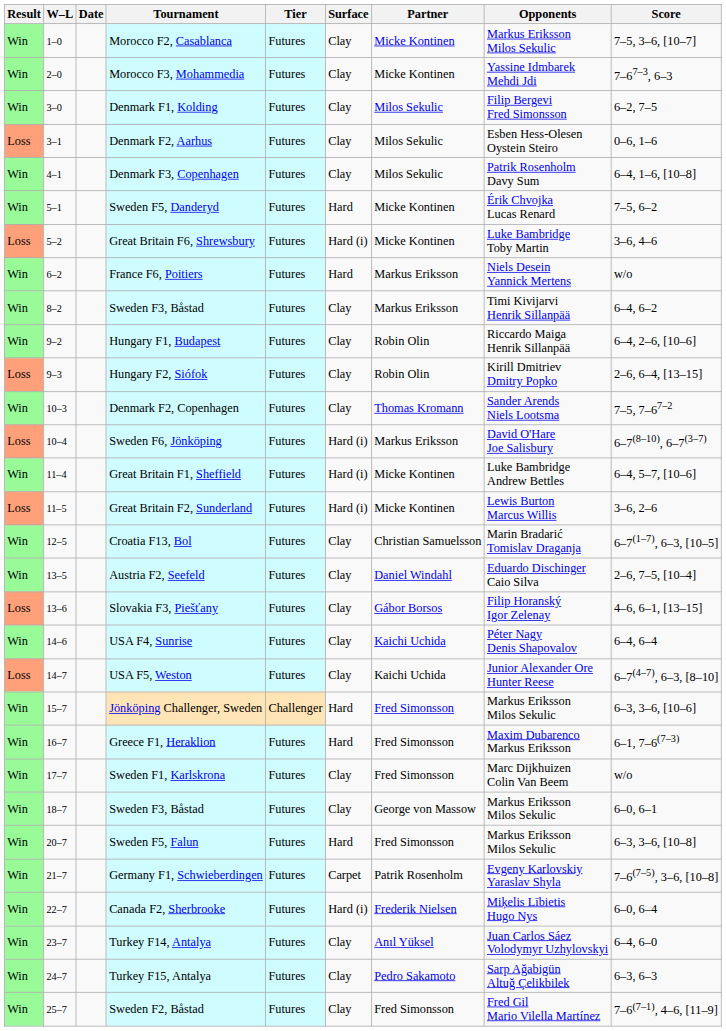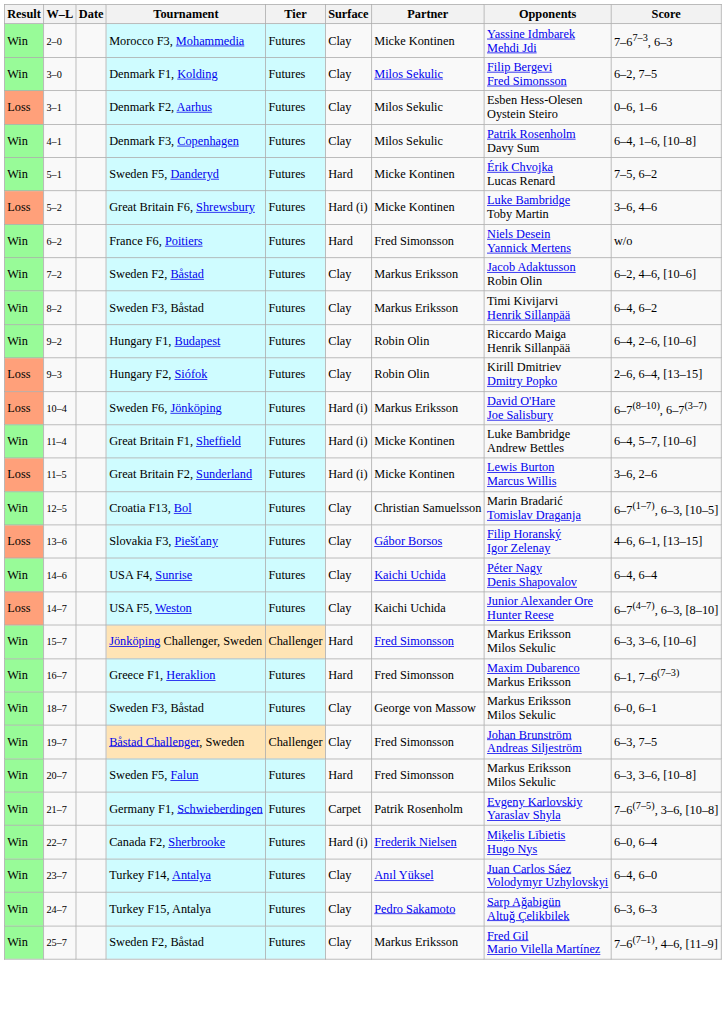- row: (54, 41)
(416, 274) Markus Eriksson -> (414, 241) Fred Simonsson
+ row: (54, 275)
- row: (57, 408)
- row: (57, 575)
- row: (57, 776)
+ row: (57, 742)
(414, 1009) Fred Simonsson -> (416, 942) Markus Eriksson
